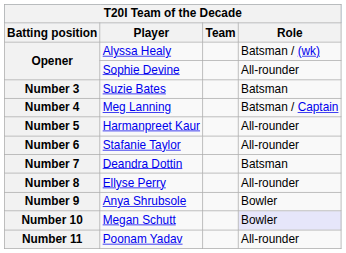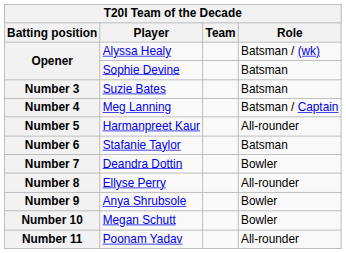(270, 70) All-rounder -> (264, 70) Batsman
(270, 145) All-rounder -> (264, 145) Batsman
(264, 164) Batsman -> (259, 164) Bowler
(259, 220) lavender background -> (259, 220) no background
